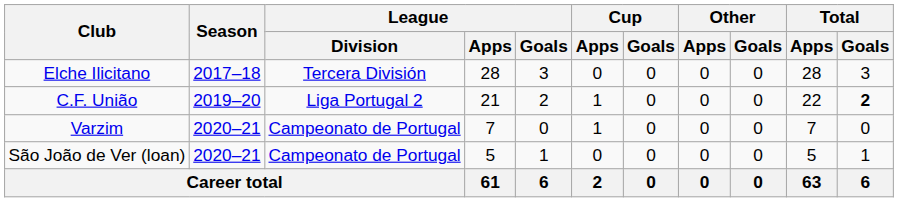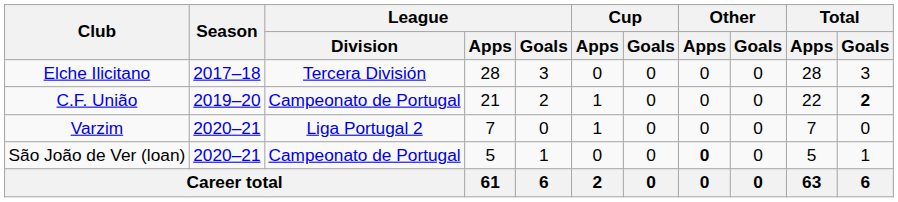(365, 100) Liga Portugal 2 -> (365, 100) Campeonato de Portugal
(365, 127) Campeonato de Portugal -> (365, 127) Liga Portugal 2
(705, 155) normal -> (705, 155) bold
